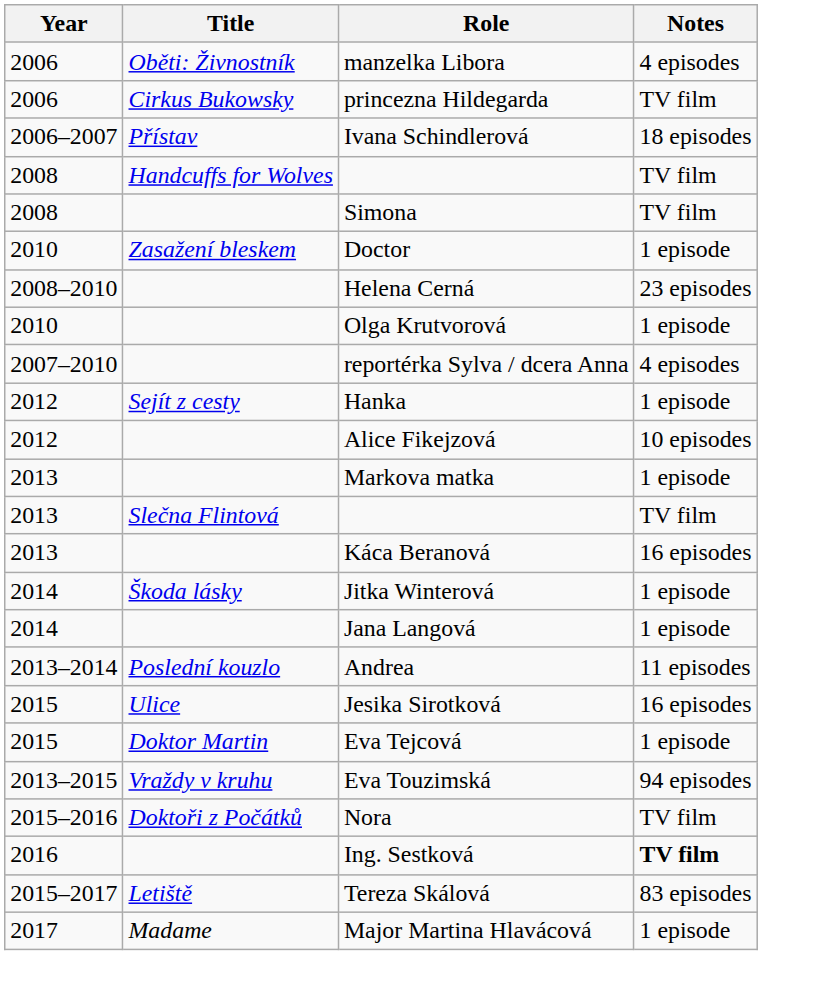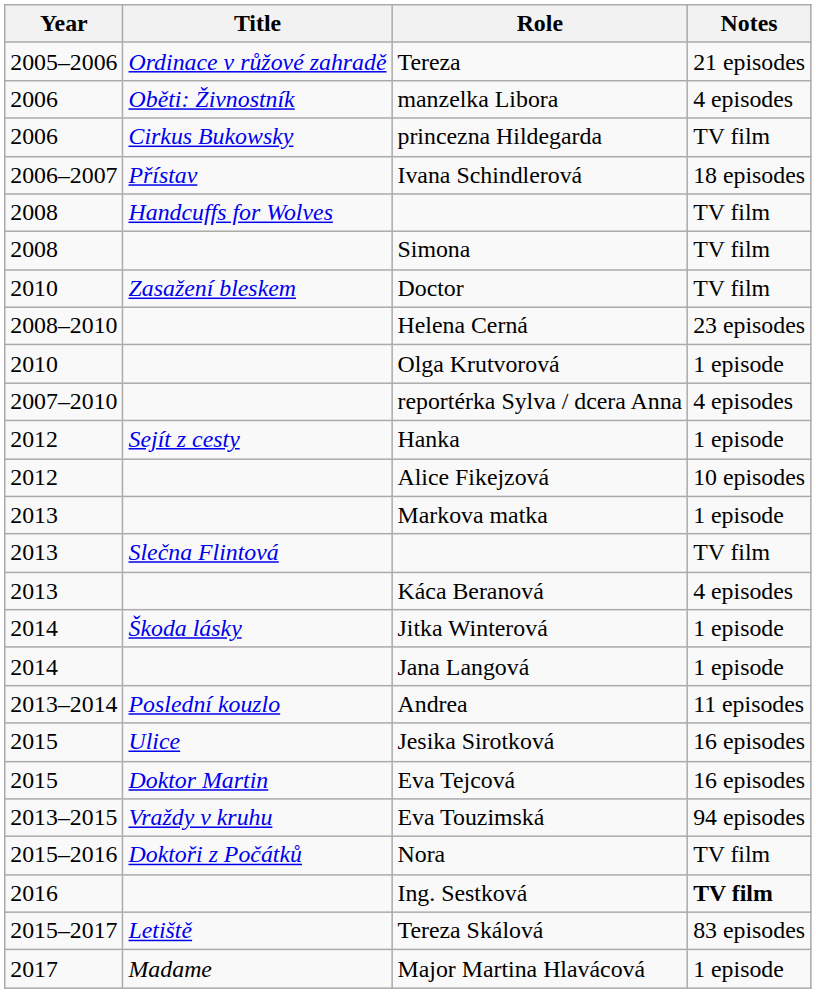+ row: (64, 61)
(685, 250) 1 episode -> (732, 288) TV film
(695, 552) 16 episodes -> (743, 590) 4 episodes
(685, 741) 1 episode -> (749, 779) 16 episodes
